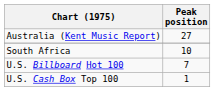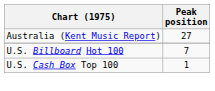- row: (38, 51)
